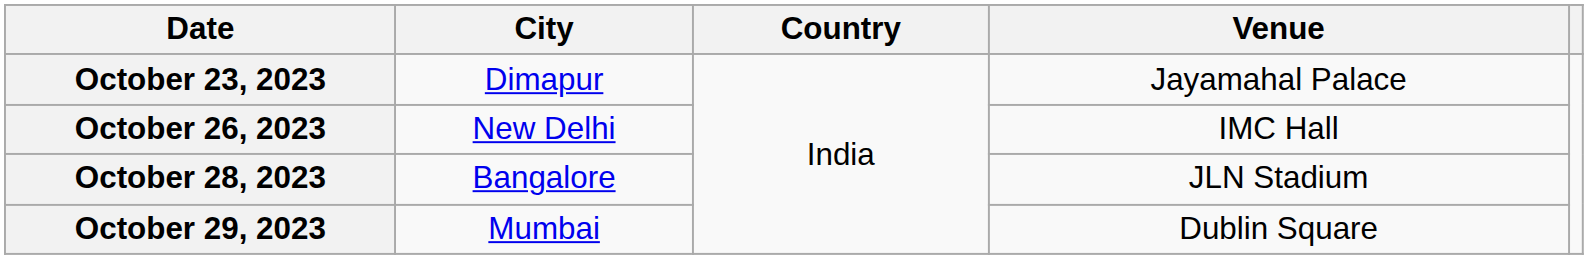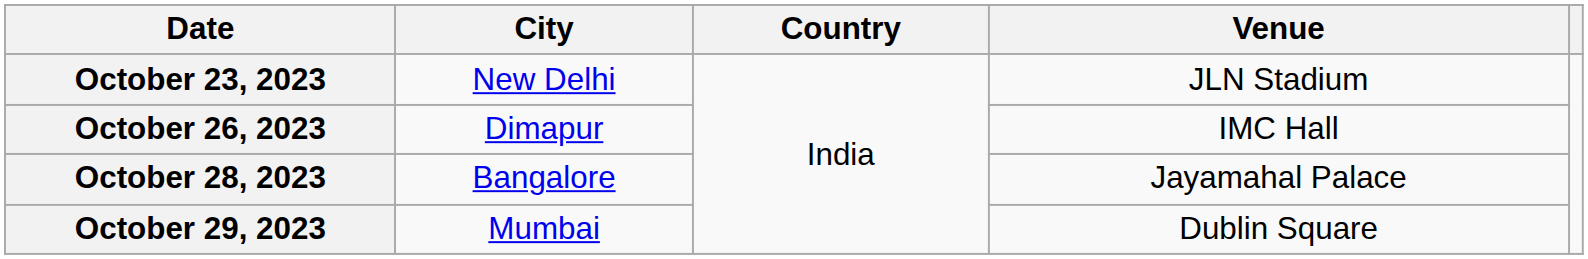(544, 79) Dimapur -> (544, 79) New Delhi
(1279, 79) Jayamahal Palace -> (1279, 79) JLN Stadium
(544, 128) New Delhi -> (544, 128) Dimapur
(1279, 178) JLN Stadium -> (1279, 178) Jayamahal Palace
